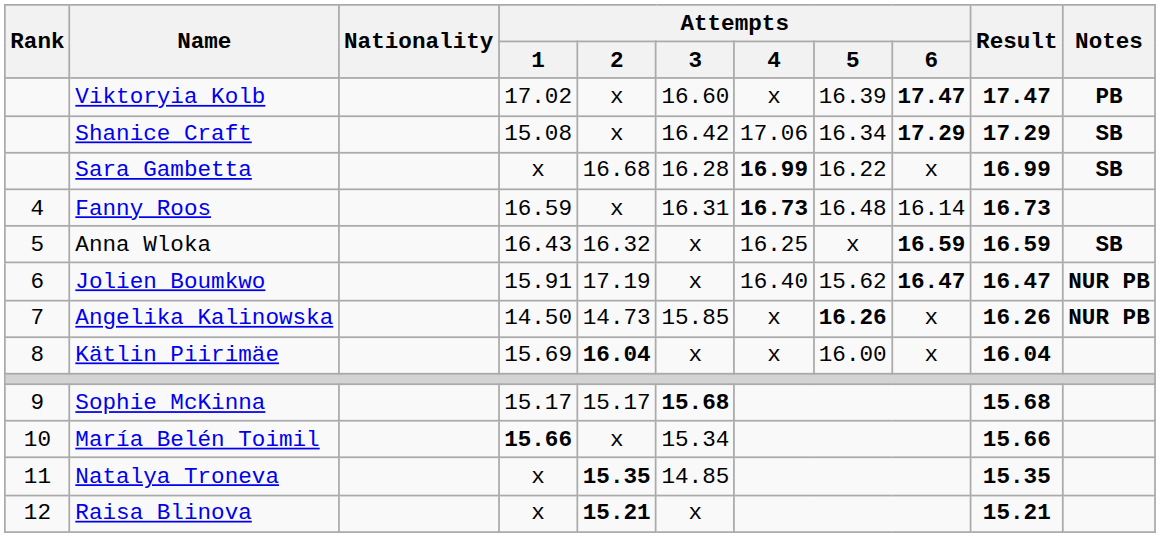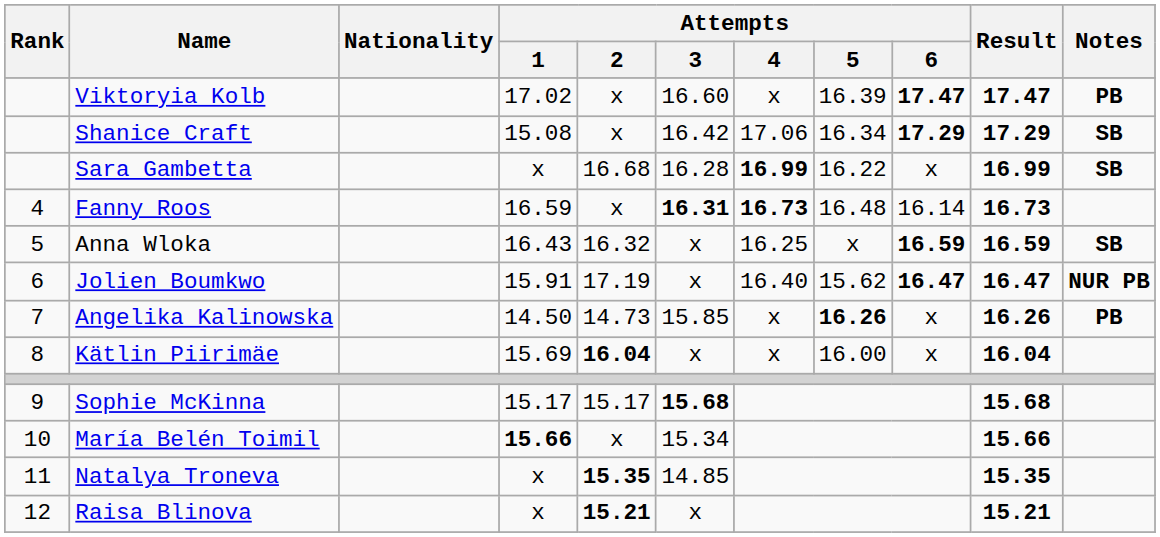(695, 208) normal -> (695, 208) bold
(1109, 318) NUR PB -> (1109, 318) PB
